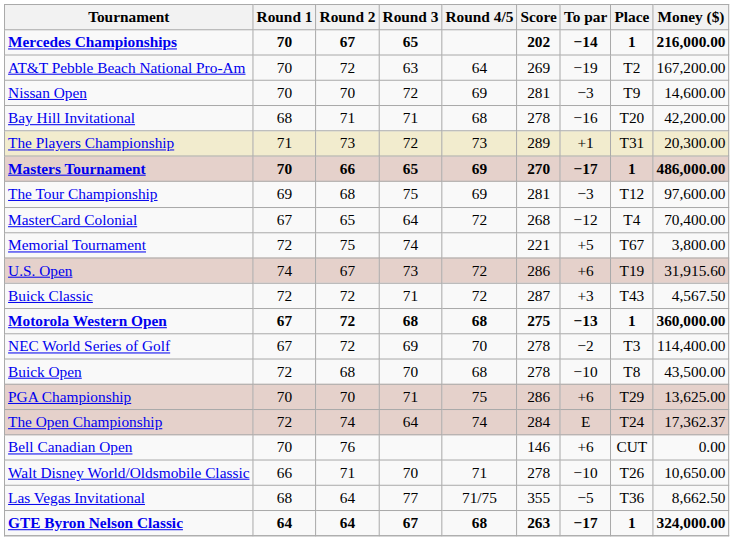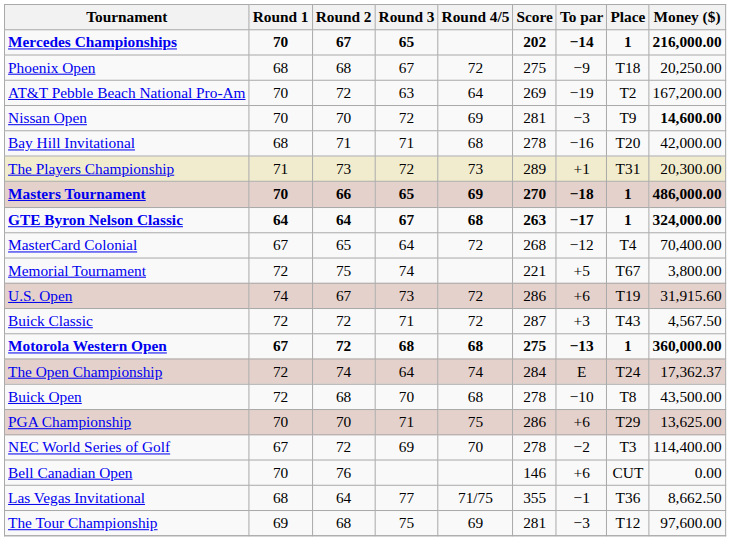+ row: (52, 67)
(695, 93) normal -> (691, 118) bold
(695, 118) 42,200.00 -> (691, 143) 42,000.00
(586, 169) −17 -> (582, 194) −18
rows swapped: (96, 523) <-> (83, 194)
rows swapped: (85, 422) <-> (89, 346)
- row: (129, 472)
(586, 498) −5 -> (582, 498) −1
